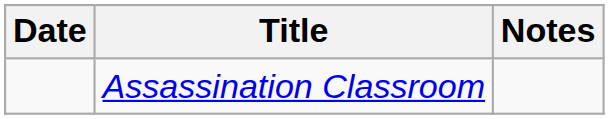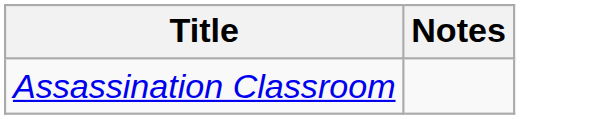- column: (50, 31)
